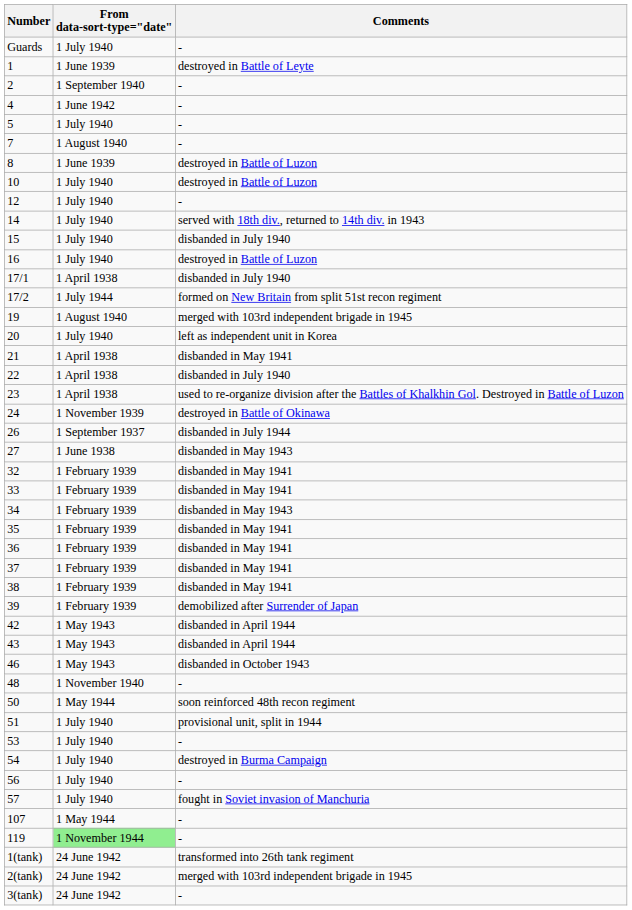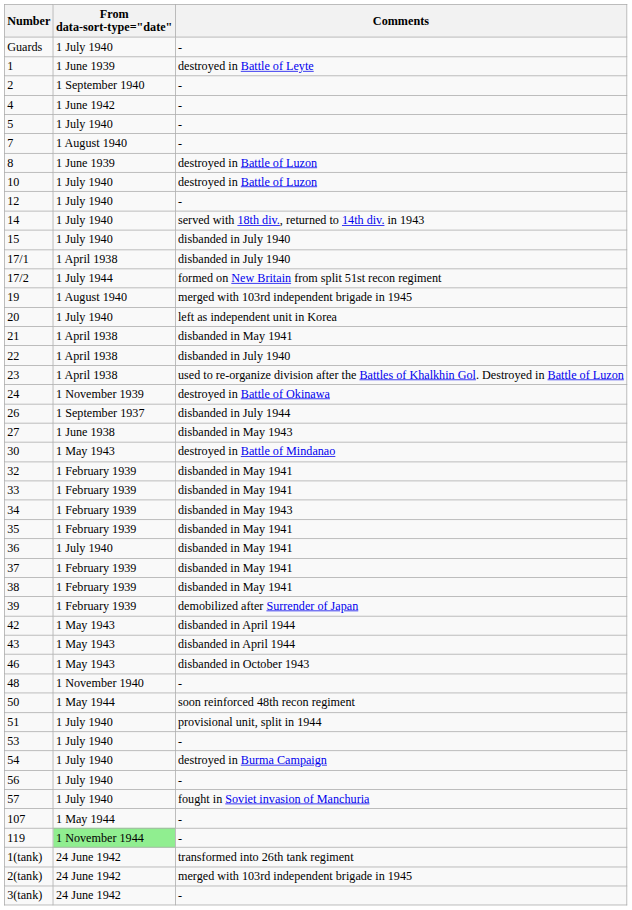- row: (13, 259)
+ row: (13, 452)
(96, 548) 1 February 1939 -> (84, 548) 1 July 1940
